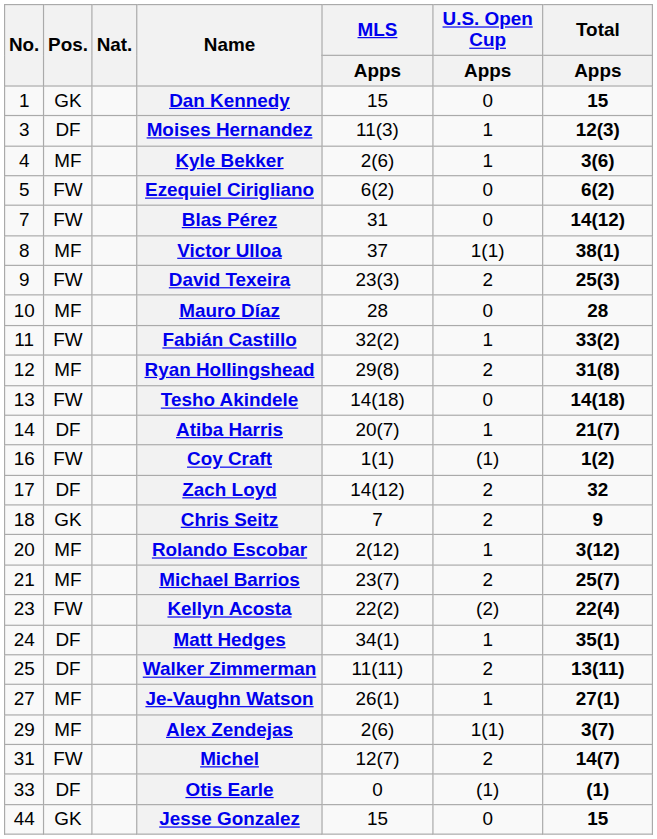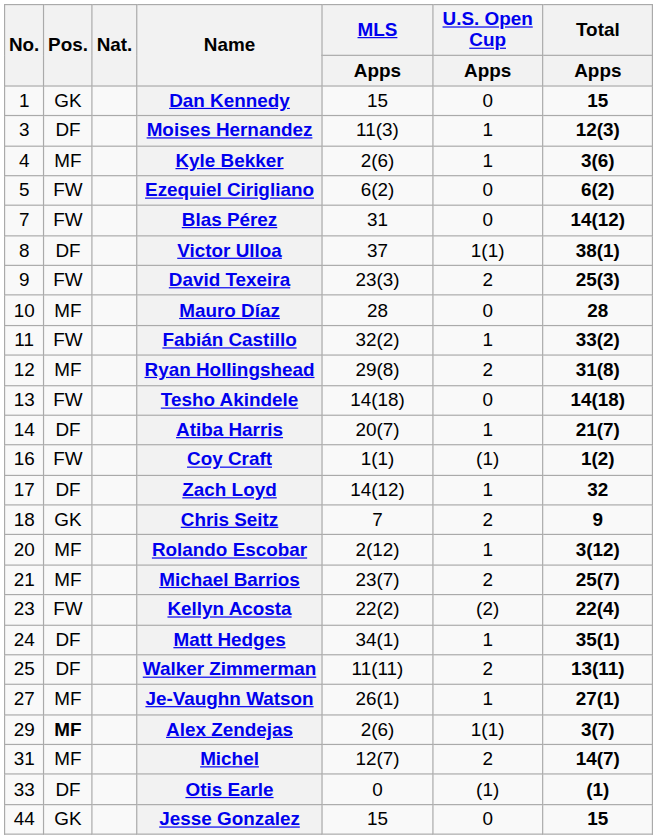(68, 250) MF -> (68, 250) DF
(488, 489) 2 -> (488, 489) 1
(68, 729) normal -> (68, 729) bold
(68, 759) FW -> (68, 759) MF
